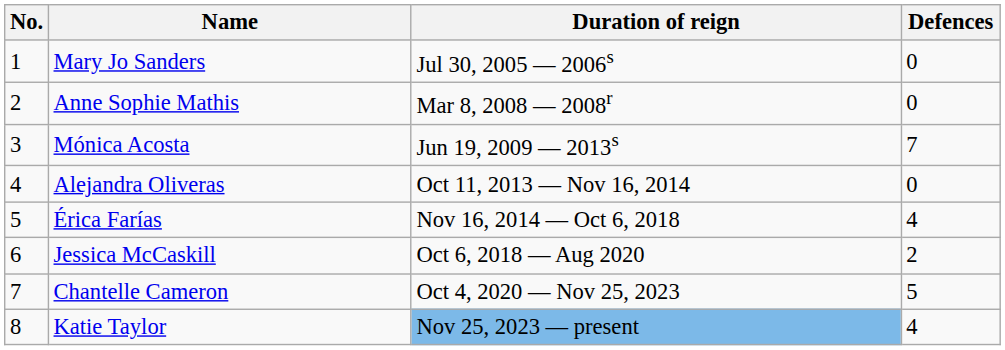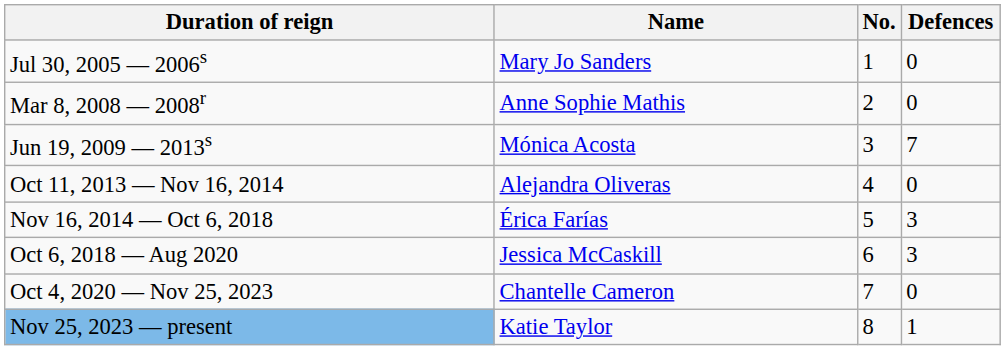columns swapped: (27, 22) <-> (656, 22)
(912, 219) 4 -> (912, 219) 3
(912, 255) 2 -> (912, 255) 3
(912, 291) 5 -> (912, 291) 0
(912, 326) 4 -> (912, 326) 1
